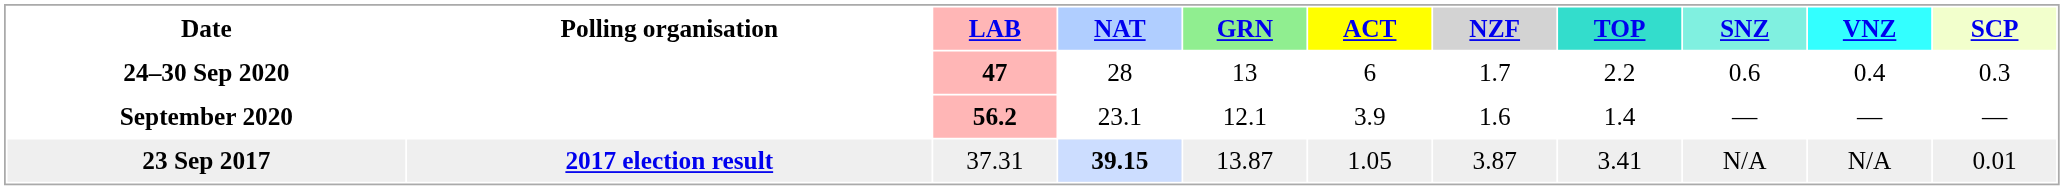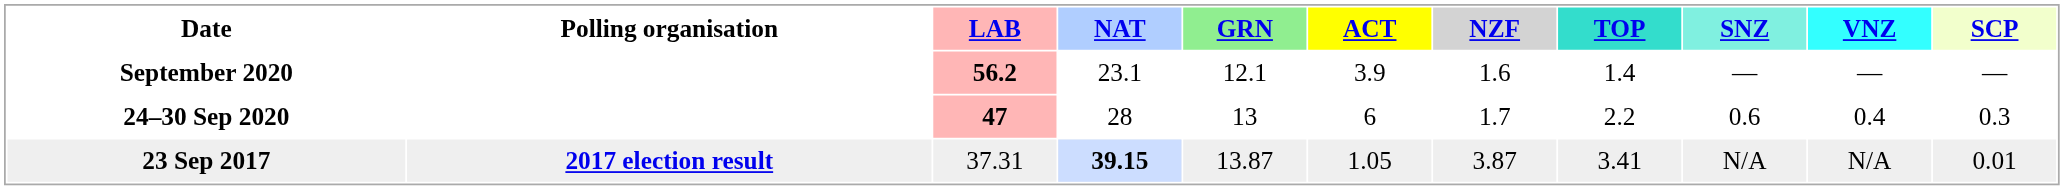rows swapped: (206, 73) <-> (206, 117)
